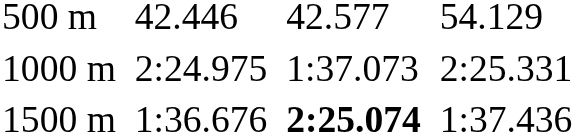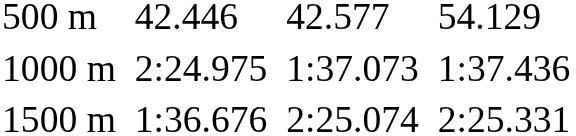(506, 68) 2:25.331 -> (504, 68) 1:37.436
(354, 119) bold -> (353, 119) normal
(506, 119) 1:37.436 -> (504, 119) 2:25.331
